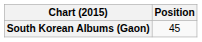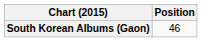(175, 28) 45 -> (175, 28) 46
